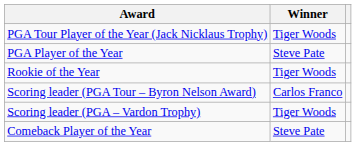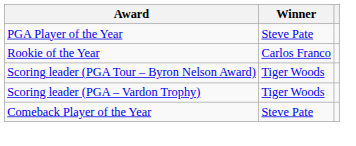- row: (137, 33)
(304, 72) Tiger Woods -> (296, 53) Carlos Franco
(308, 92) Carlos Franco -> (293, 72) Tiger Woods
